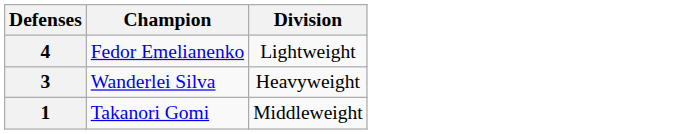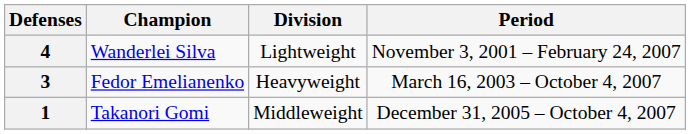+ column: (526, 19)
(167, 50) Fedor Emelianenko -> (153, 50) Wanderlei Silva
(153, 81) Wanderlei Silva -> (167, 81) Fedor Emelianenko
